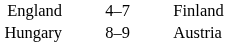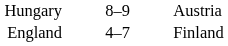rows swapped: (35, 10) <-> (33, 33)
